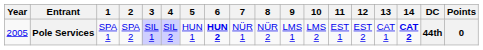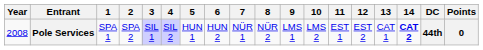(17, 32) 2005 -> (17, 32) 2008
(217, 32) bold -> (217, 32) normal
